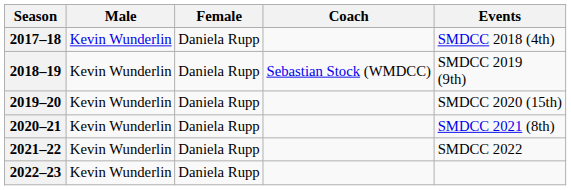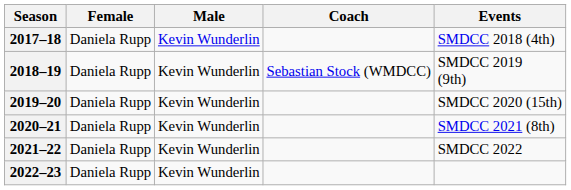columns swapped: (121, 16) <-> (219, 16)
